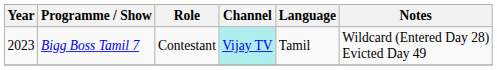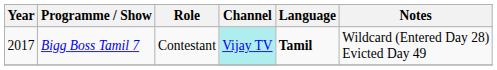(21, 46) 2023 -> (21, 46) 2017
(295, 46) normal -> (295, 46) bold
